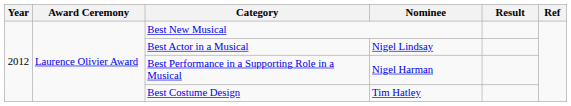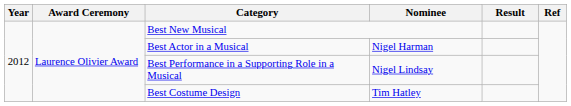(403, 47) Nigel Lindsay -> (403, 47) Nigel Harman
(403, 70) Nigel Harman -> (403, 70) Nigel Lindsay
